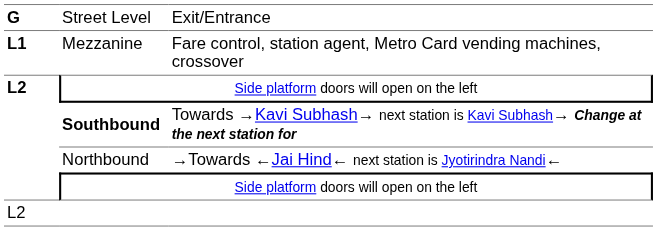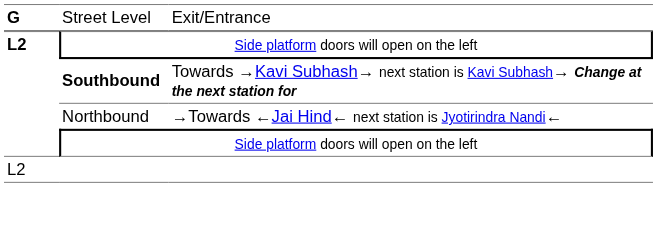- row: (102, 43)
